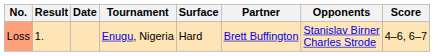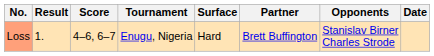columns swapped: (85, 13) <-> (406, 13)
